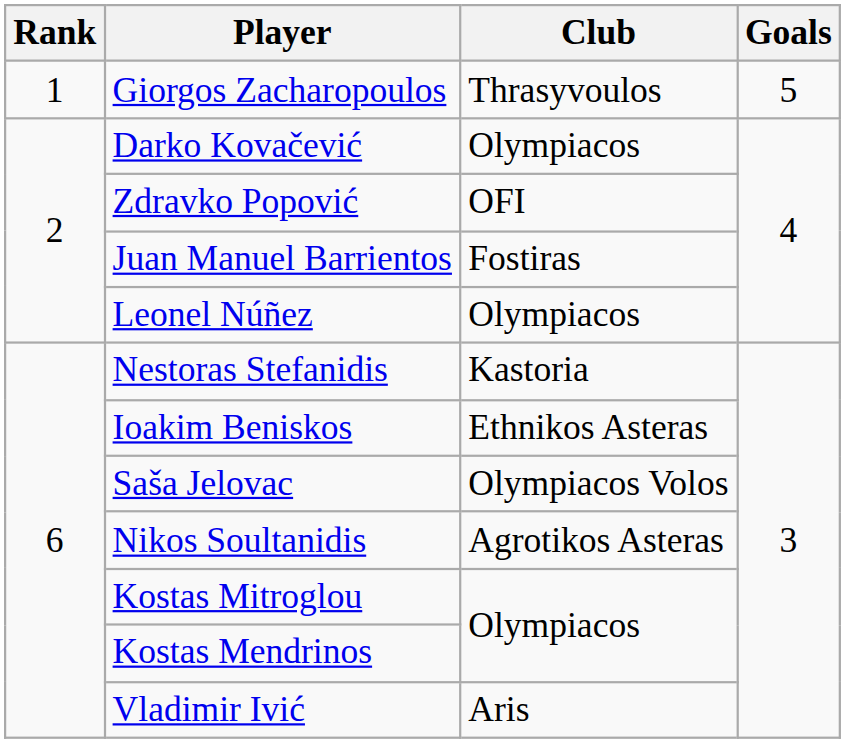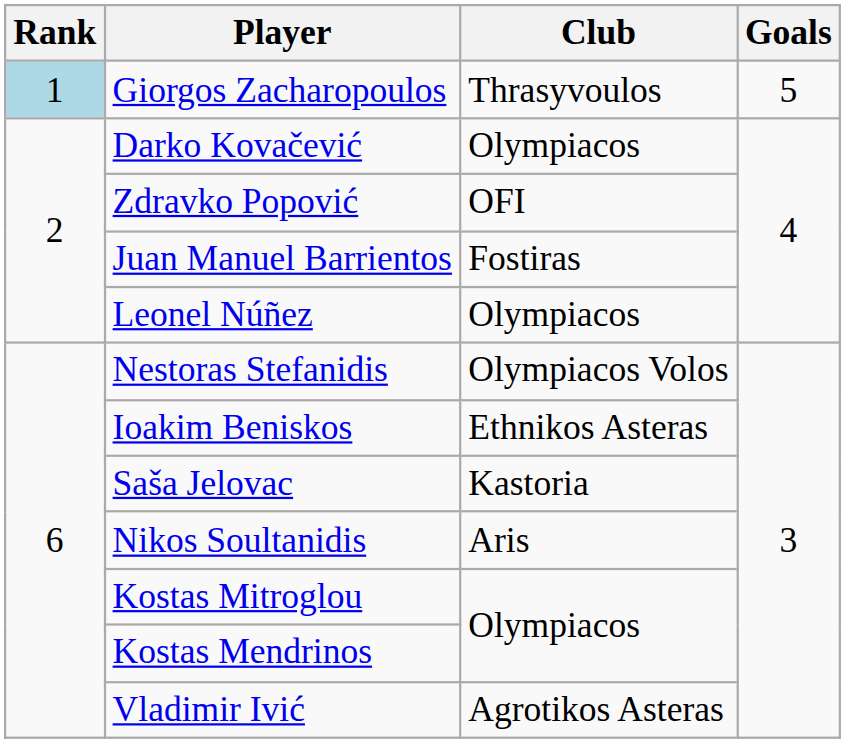(55, 88) no background -> (55, 88) lightblue background
(528, 370) Kastoria -> (598, 370) Olympiacos Volos
(598, 483) Olympiacos Volos -> (528, 483) Kastoria
(596, 539) Agrotikos Asteras -> (499, 539) Aris
(499, 708) Aris -> (596, 708) Agrotikos Asteras
